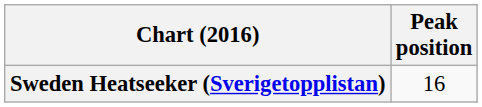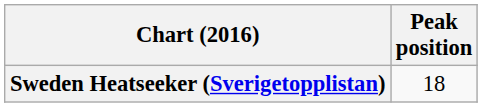(434, 83) 16 -> (434, 83) 18
